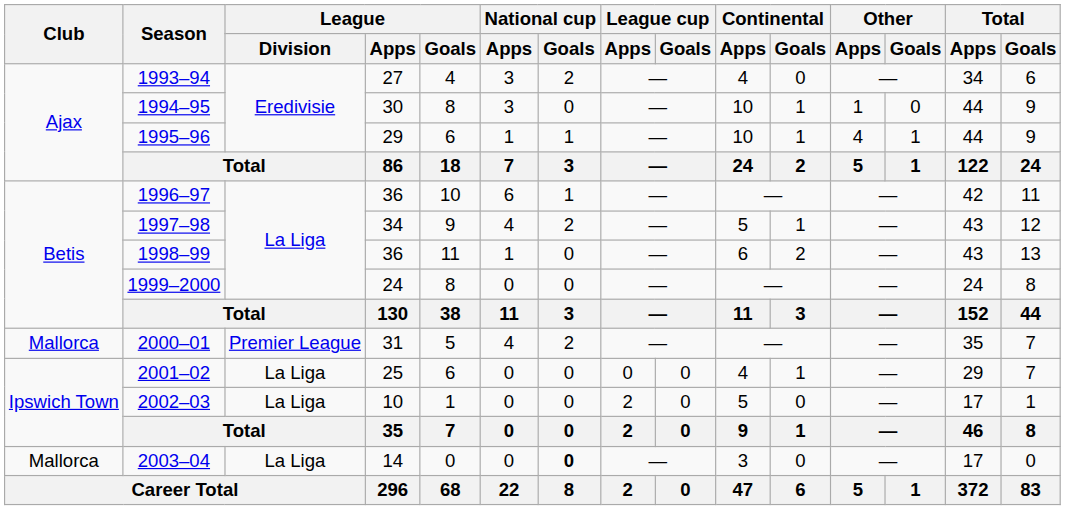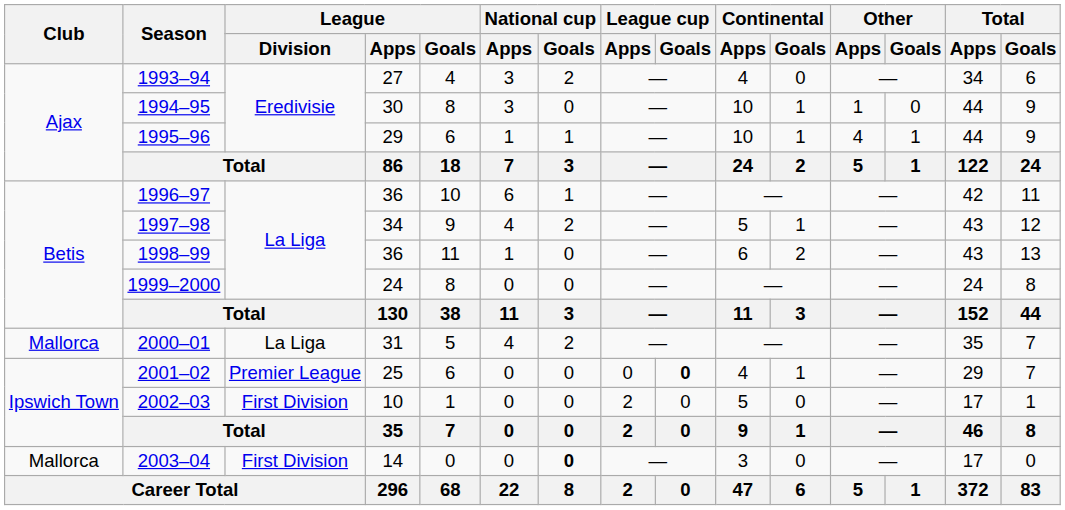(295, 343) Premier League -> (295, 343) La Liga
(295, 372) La Liga -> (295, 372) Premier League
(685, 372) normal -> (685, 372) bold
(295, 401) La Liga -> (295, 401) First Division
(295, 460) La Liga -> (295, 460) First Division
